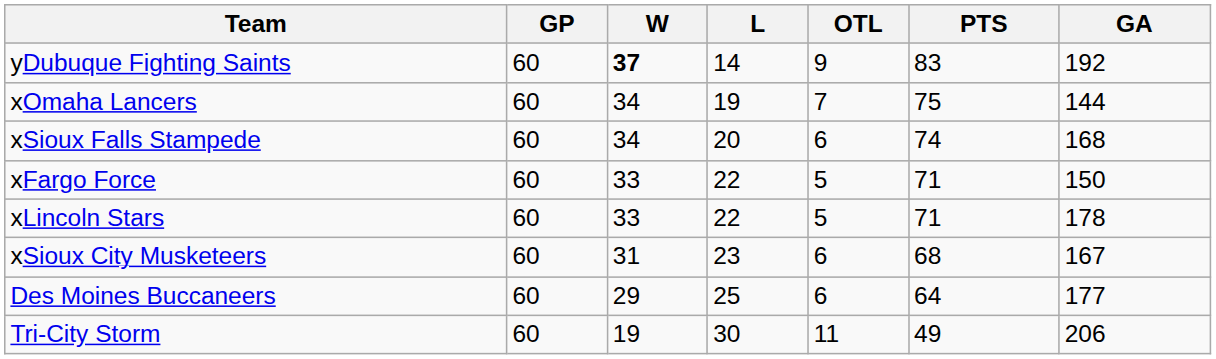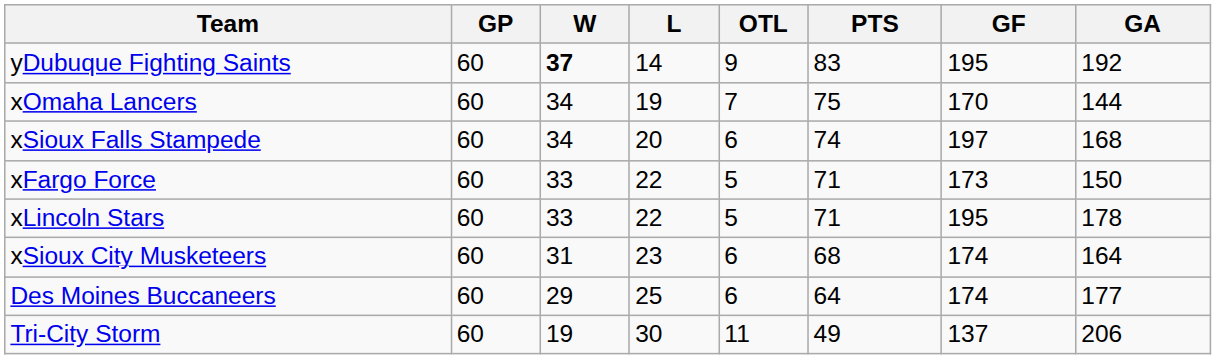+ column: (1009, 23)
(1085, 256) 167 -> (1102, 256) 164
